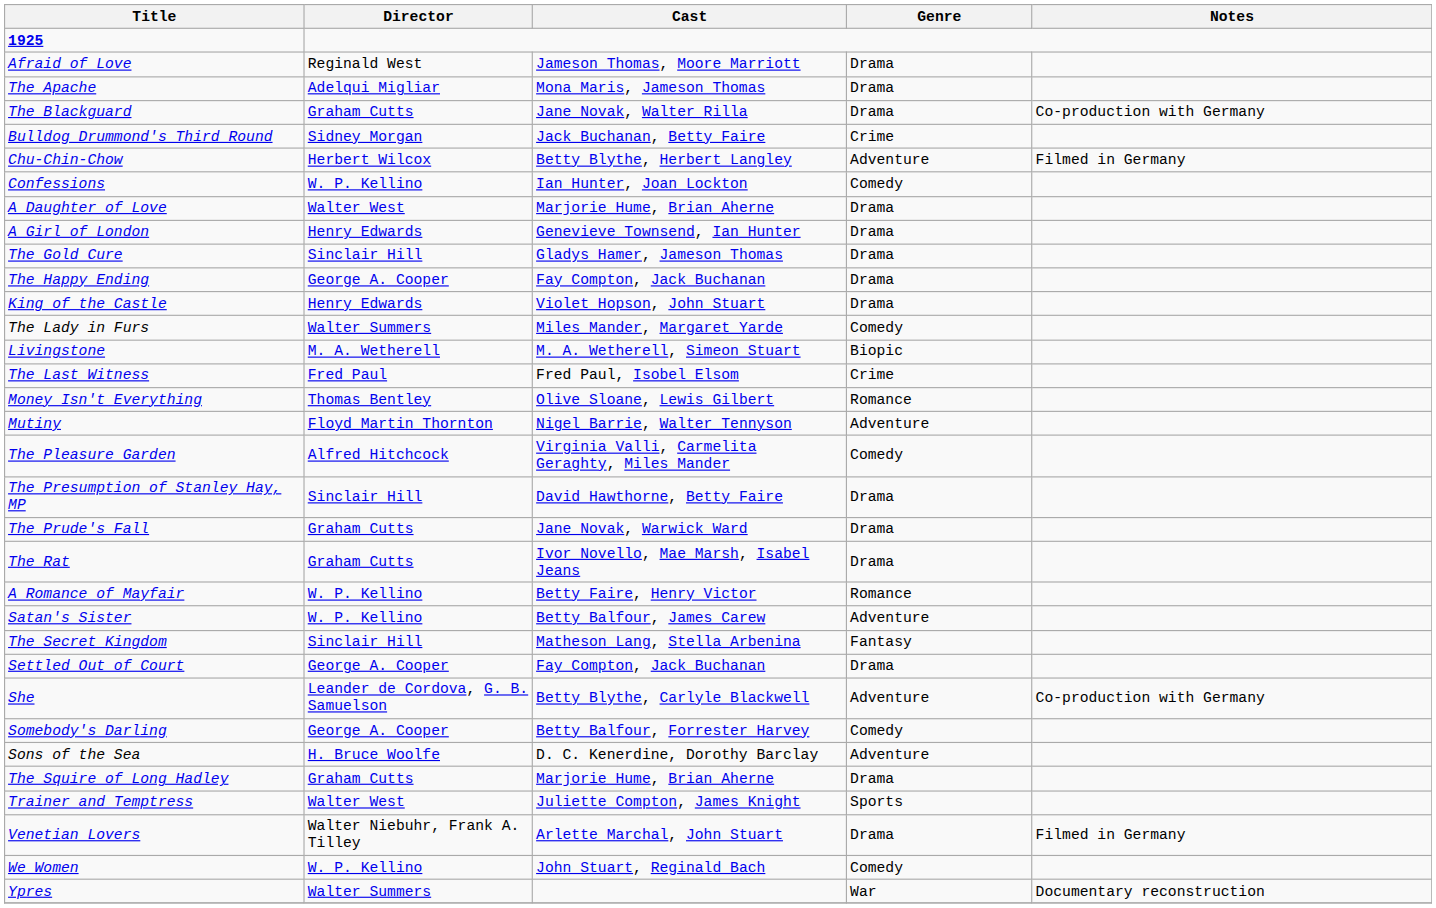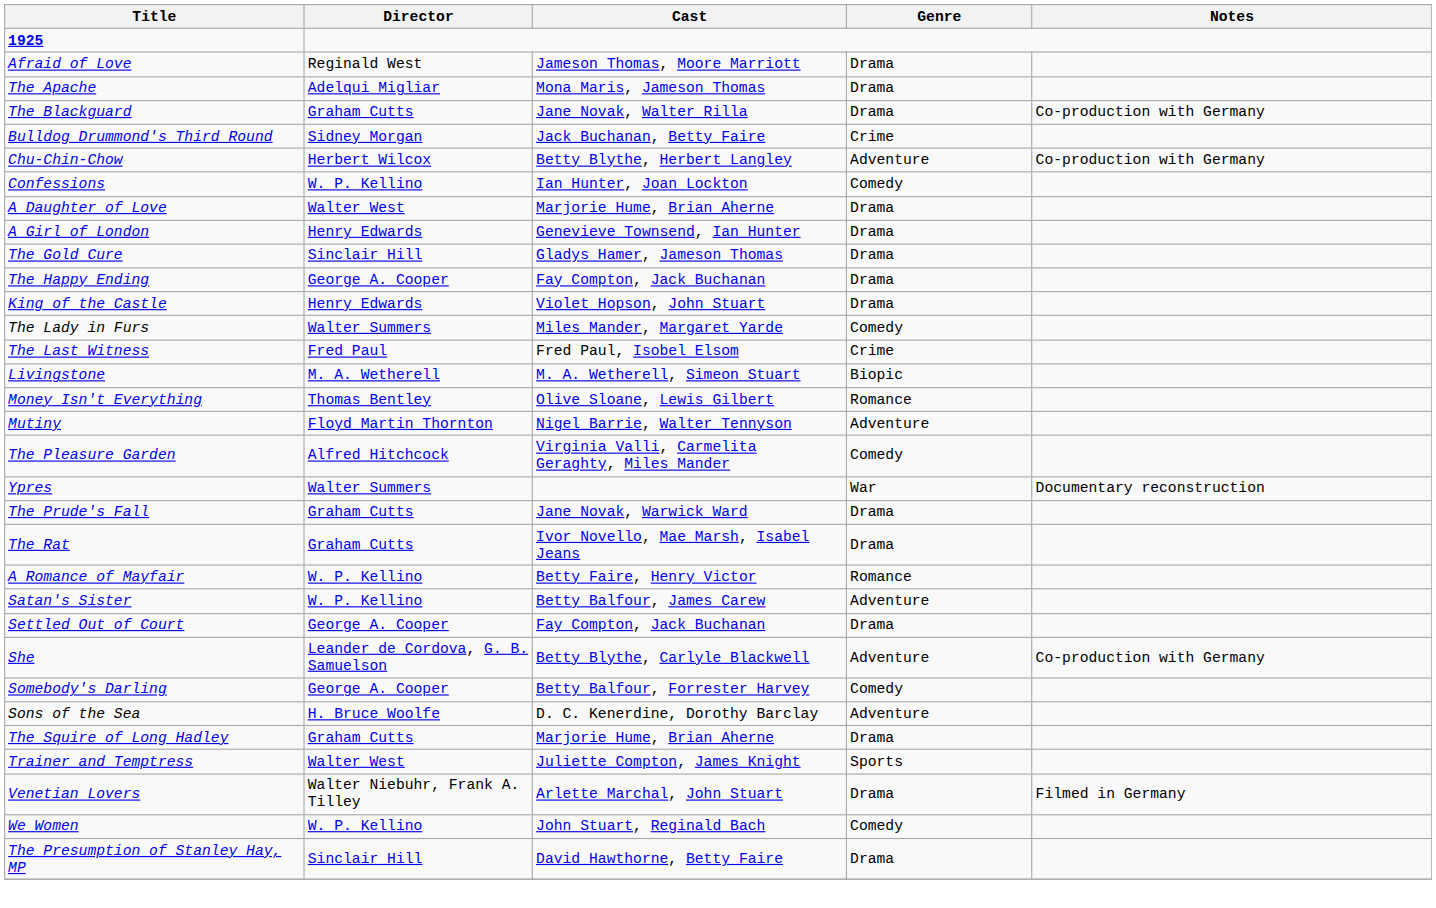(1111, 160) Filmed in Germany -> (1150, 160) Co-production with Germany
rows swapped: (79, 376) <-> (57, 352)
rows swapped: (145, 497) <-> (30, 891)
- row: (87, 642)
